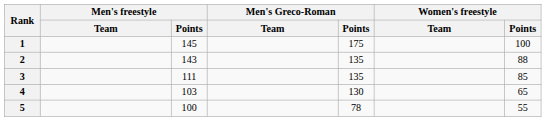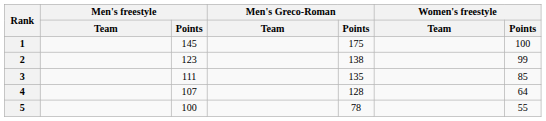(189, 60) 143 -> (189, 60) 123
(356, 60) 135 -> (356, 60) 138
(523, 60) 88 -> (523, 60) 99
(189, 92) 103 -> (189, 92) 107
(356, 92) 130 -> (356, 92) 128
(523, 92) 65 -> (523, 92) 64
